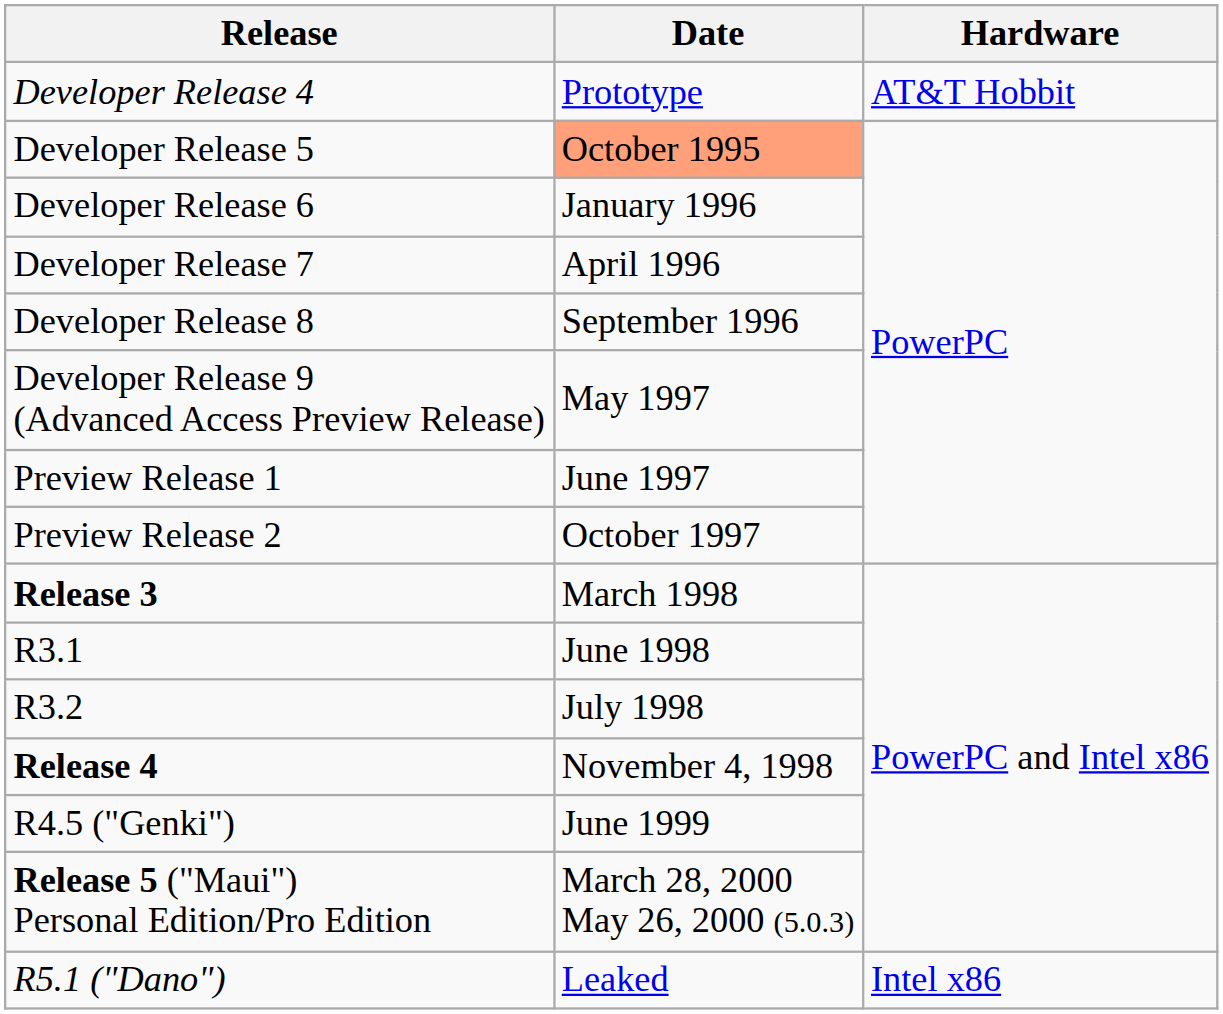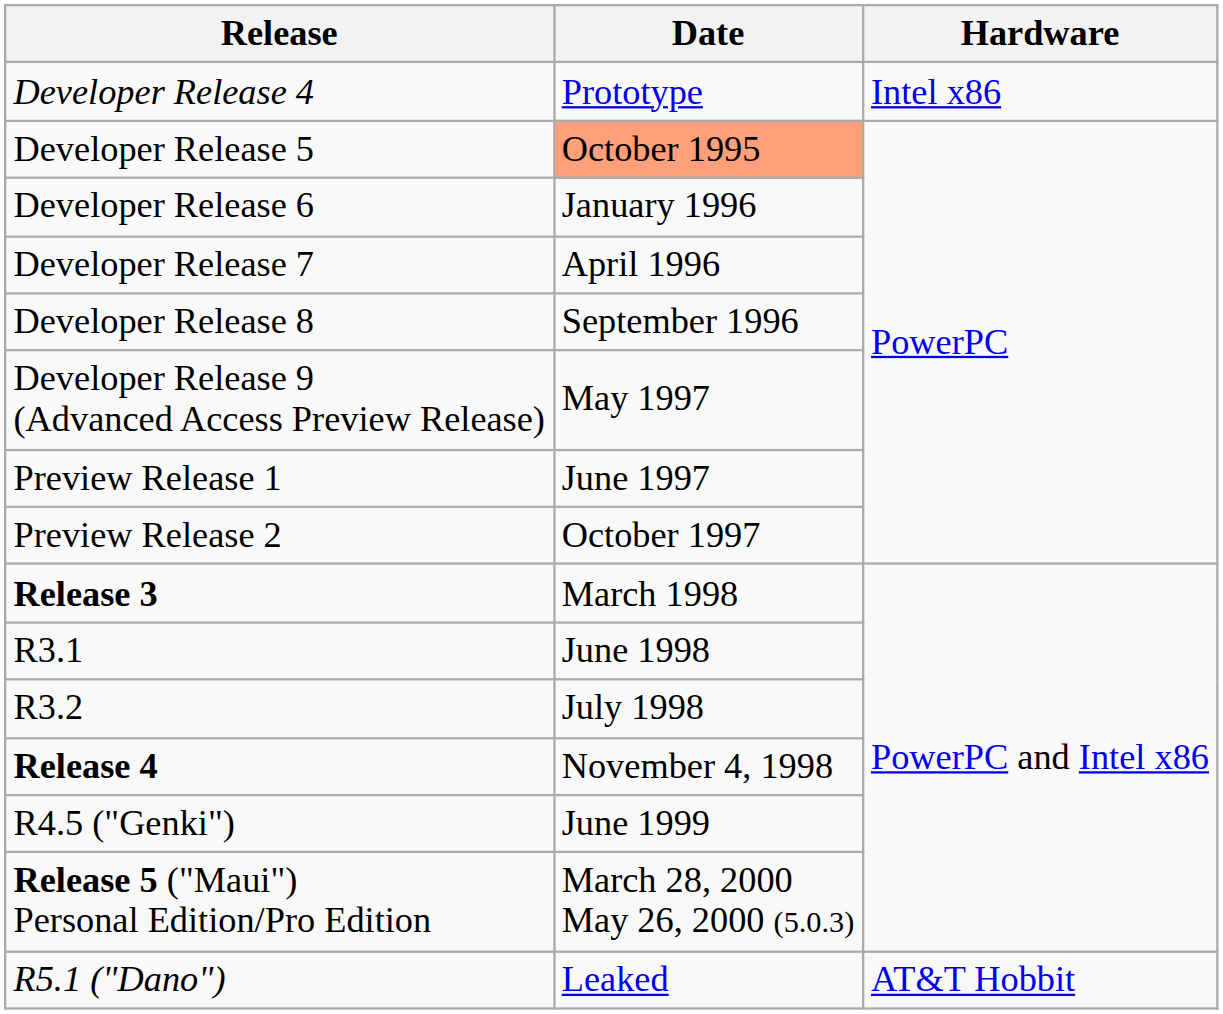(973, 90) AT&T Hobbit -> (936, 90) Intel x86
(936, 979) Intel x86 -> (973, 979) AT&T Hobbit
